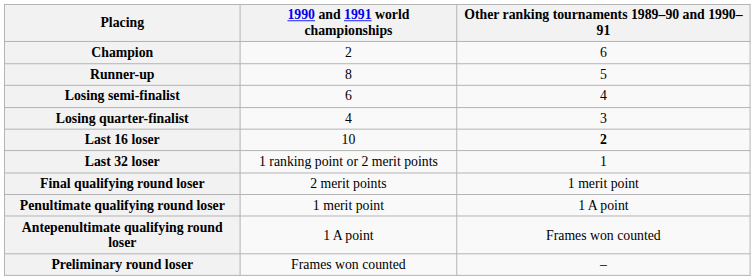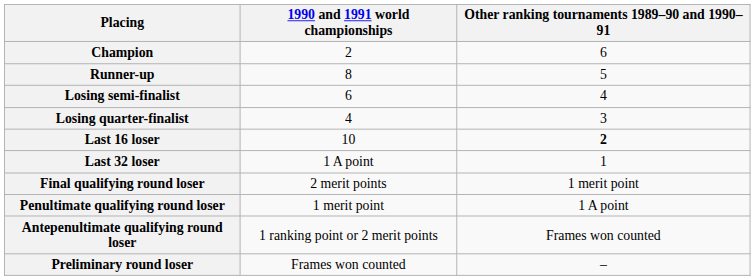(348, 161) 1 ranking point or 2 merit points -> (348, 161) 1 A point
(348, 235) 1 A point -> (348, 235) 1 ranking point or 2 merit points
